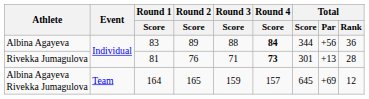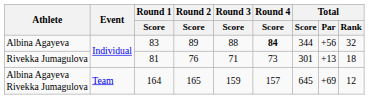(351, 43) 36 -> (351, 43) 32
(273, 59) bold -> (273, 59) normal
(351, 59) 28 -> (351, 59) 18
